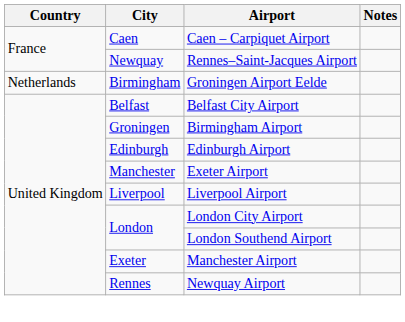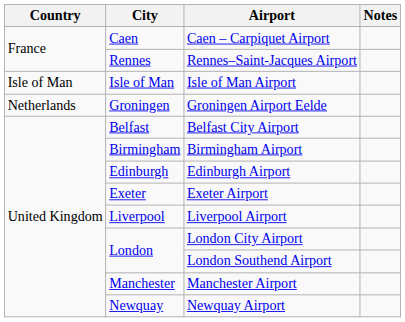(136, 60) Newquay -> (130, 60) Rennes
+ row: (241, 82)
(145, 82) Birmingham -> (139, 104) Groningen
(139, 127) Groningen -> (145, 149) Birmingham
(142, 171) Manchester -> (128, 194) Exeter
(128, 261) Exeter -> (142, 283) Manchester
(130, 283) Rennes -> (136, 305) Newquay
